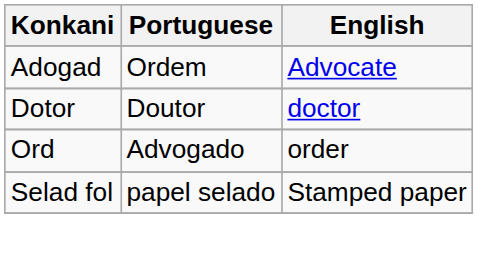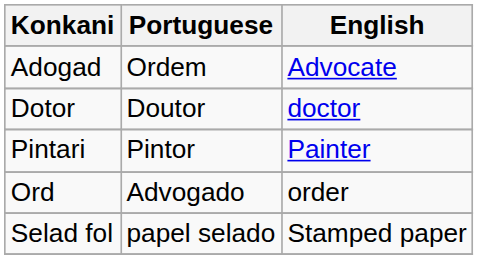+ row: (48, 150)
